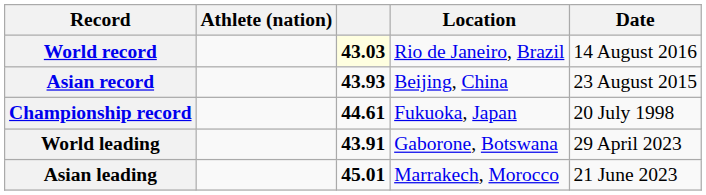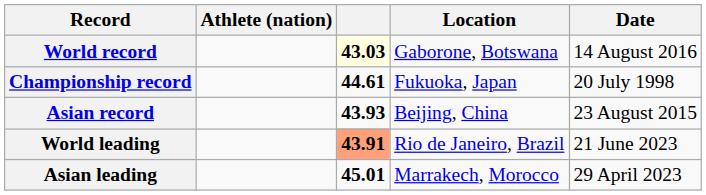(479, 50) Rio de Janeiro, Brazil -> (476, 50) Gaborone, Botswana
rows swapped: (100, 81) <-> (100, 112)
(363, 143) no background -> (363, 143) lightsalmon background
(476, 143) Gaborone, Botswana -> (479, 143) Rio de Janeiro, Brazil
(628, 143) 29 April 2023 -> (625, 143) 21 June 2023
(625, 174) 21 June 2023 -> (628, 174) 29 April 2023
